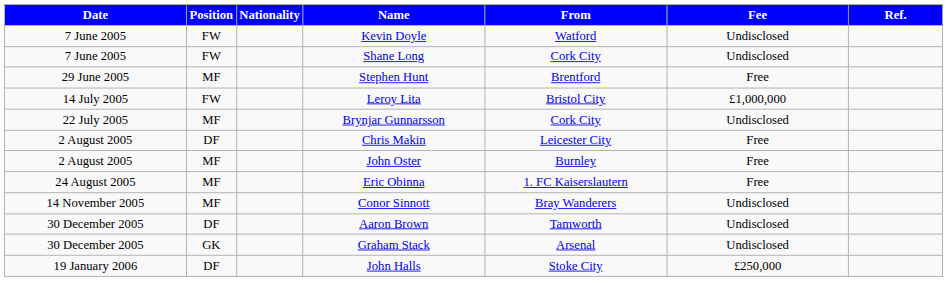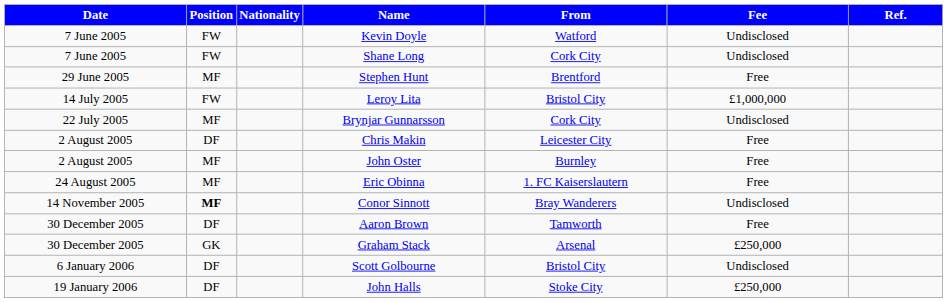(211, 203) normal -> (211, 203) bold
(758, 224) Undisclosed -> (758, 224) Free
(758, 245) Undisclosed -> (758, 245) £250,000
+ row: (394, 266)
